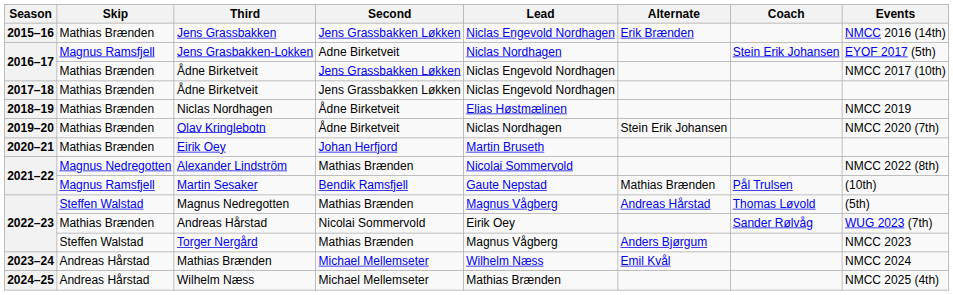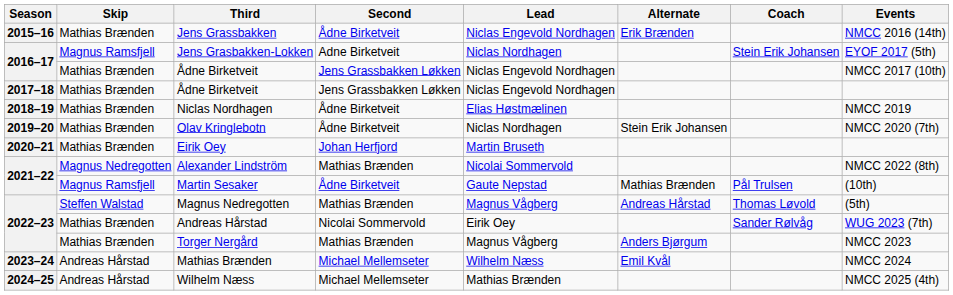(390, 33) Jens Grassbakken Løkken -> (359, 33) Ådne Birketveit
(363, 185) Bendik Ramsfjell -> (359, 185) Ådne Birketveit
(101, 242) Steffen Walstad -> (107, 242) Mathias Brænden
